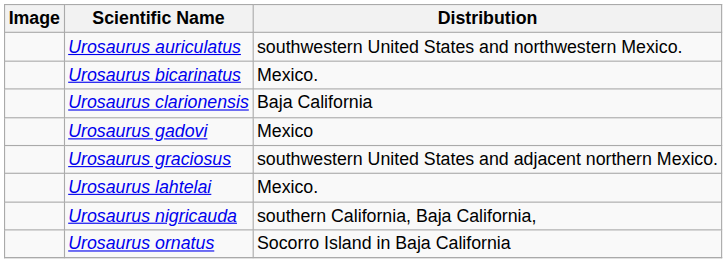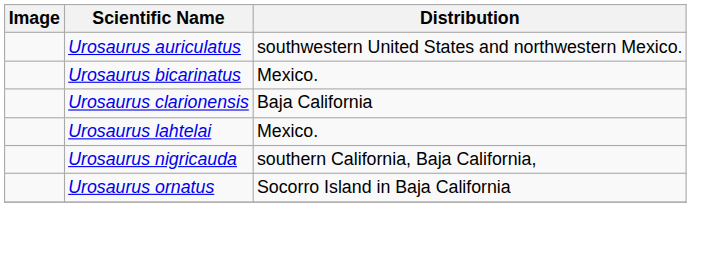- row: (138, 131)
- row: (150, 159)
